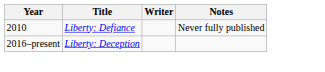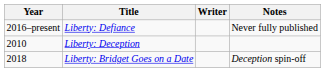(17, 28) 2010 -> (33, 28) 2016–present
(33, 43) 2016–present -> (17, 43) 2010
+ row: (129, 59)
